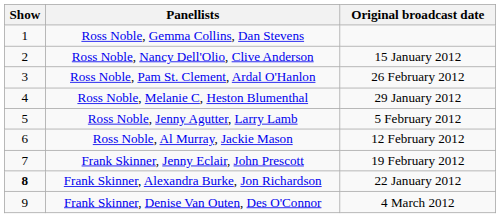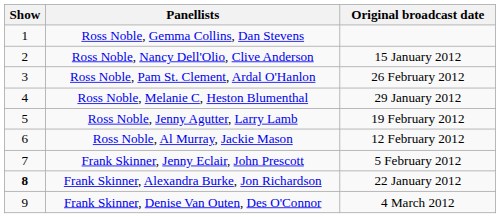(418, 118) 5 February 2012 -> (418, 118) 19 February 2012
(418, 160) 19 February 2012 -> (418, 160) 5 February 2012
